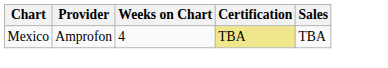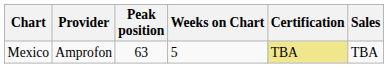+ column: (141, 22)
(122, 36) 4 -> (174, 52) 5
